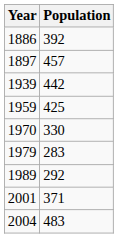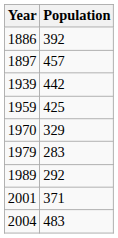(54, 130) 330 -> (54, 130) 329
